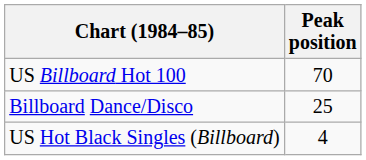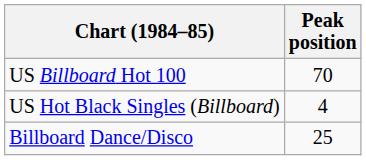rows swapped: (144, 138) <-> (101, 106)
